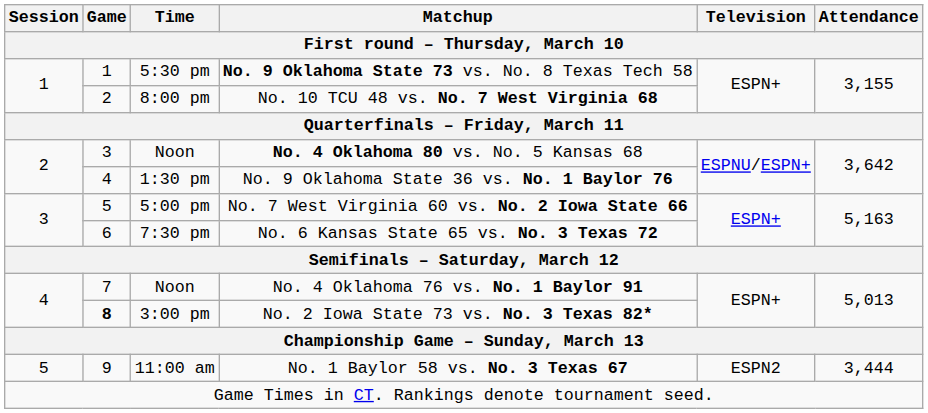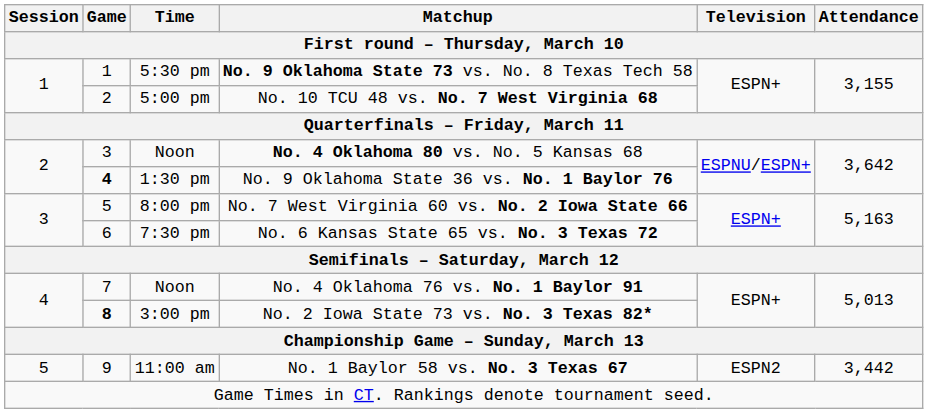(175, 99) 8:00 pm -> (175, 99) 5:00 pm
(107, 180) normal -> (107, 180) bold
(175, 207) 5:00 pm -> (175, 207) 8:00 pm
(869, 368) 3,444 -> (869, 368) 3,442
